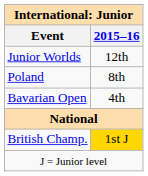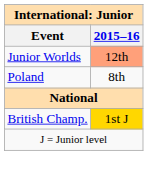(117, 56) no background -> (117, 56) lightsalmon background
- row: (47, 98)
